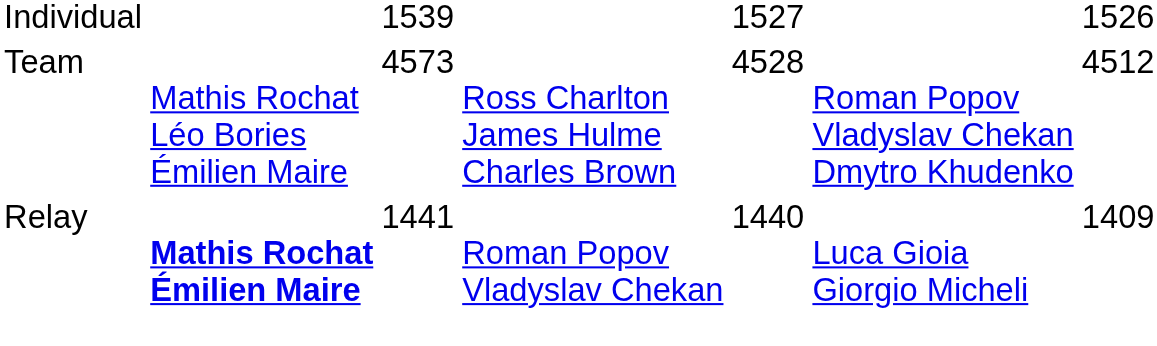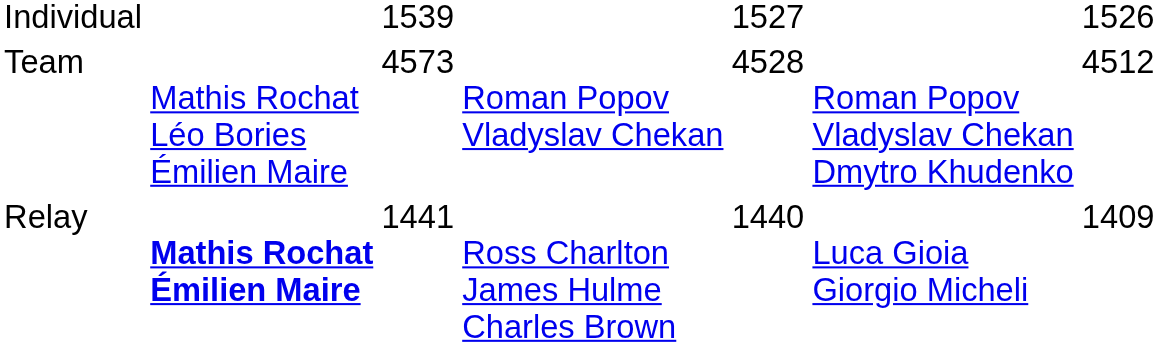(569, 135) Ross Charlton James Hulme Charles Brown -> (593, 116) Roman Popov Vladyslav Chekan
(593, 271) Roman Popov Vladyslav Chekan -> (569, 290) Ross Charlton James Hulme Charles Brown
